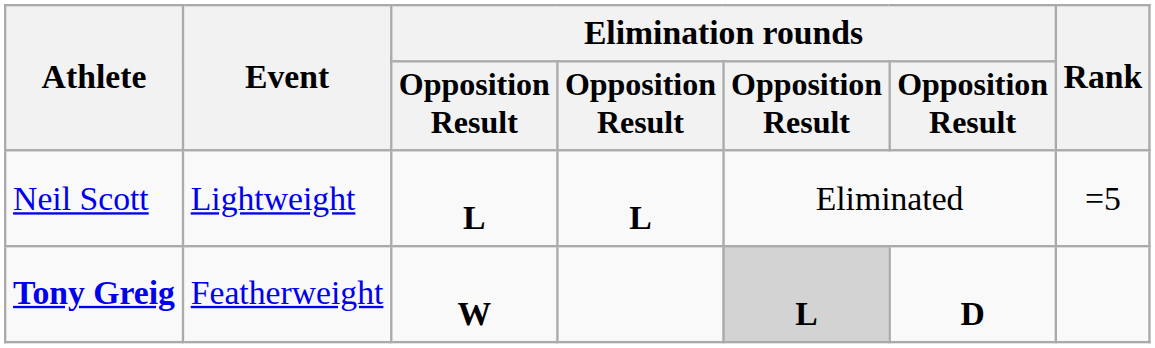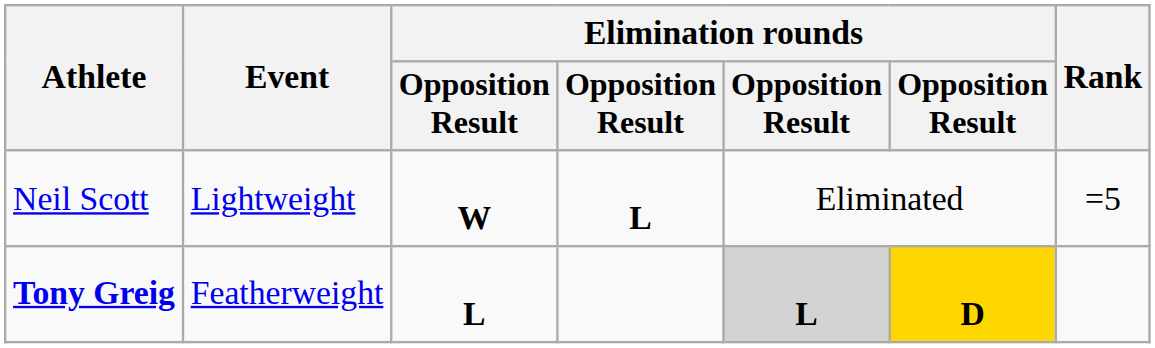(474, 218) L -> (474, 218) W
(474, 313) W -> (474, 313) L
(973, 313) no background -> (973, 313) gold background
